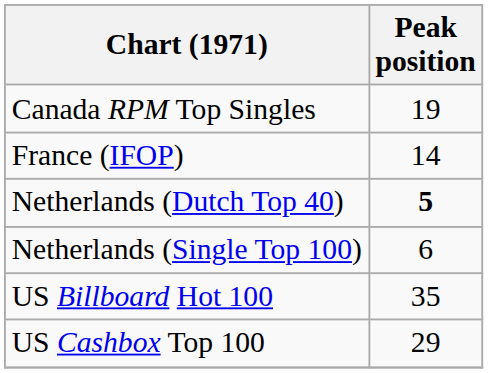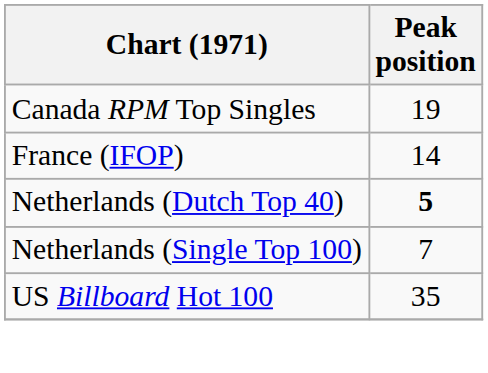(426, 249) 6 -> (426, 249) 7
- row: (138, 342)
